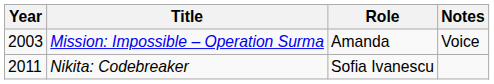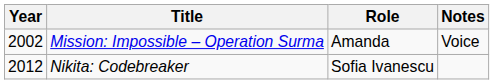(26, 41) 2003 -> (26, 41) 2002
(25, 66) 2011 -> (26, 66) 2012
